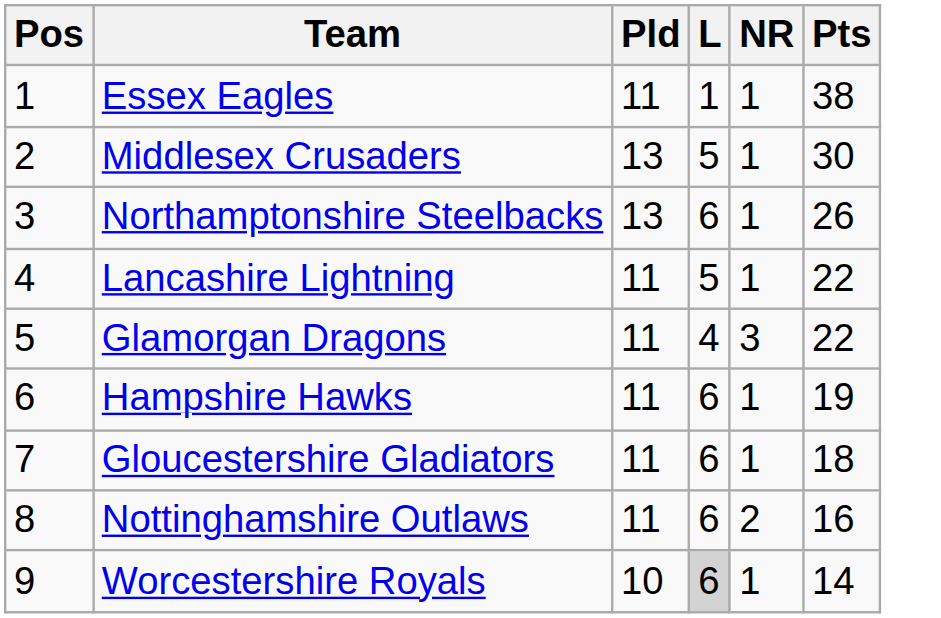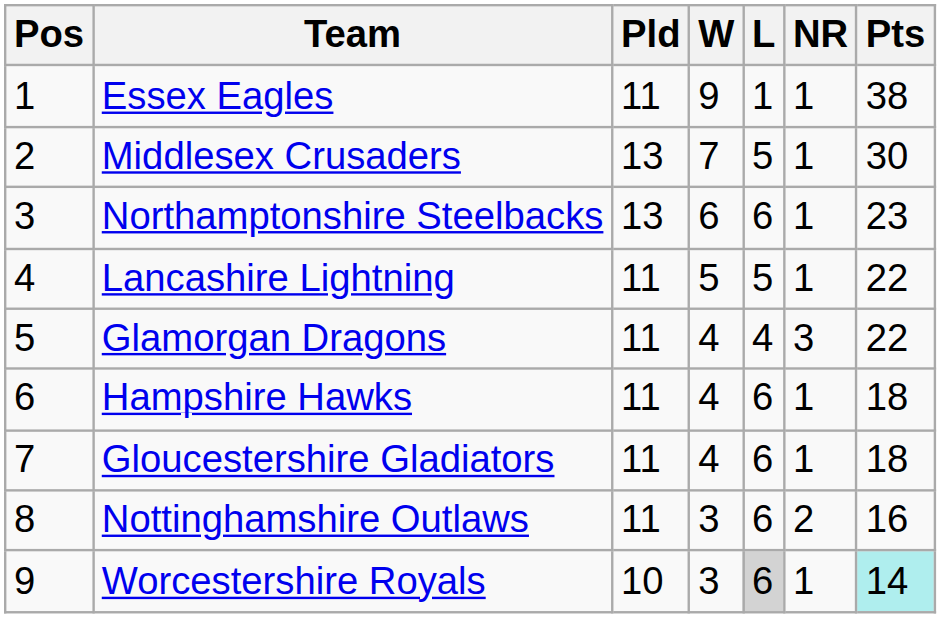+ column: (716, 34)
(833, 216) 26 -> (887, 216) 23
(833, 398) 19 -> (887, 398) 18
(833, 580) no background -> (887, 580) paleturquoise background
